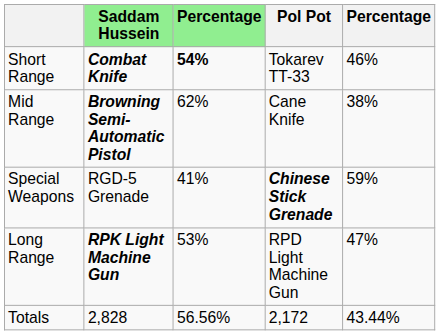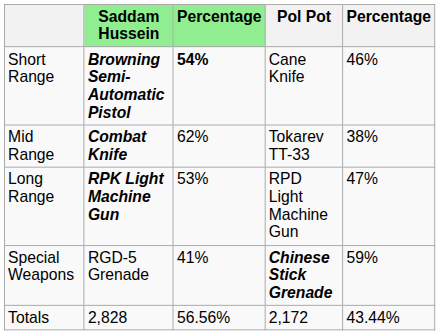(117, 68) Combat Knife -> (126, 85) Browning Semi-Automatic Pistol
(296, 68) Tokarev TT-33 -> (288, 68) Cane Knife
(126, 128) Browning Semi-Automatic Pistol -> (117, 146) Combat Knife
(288, 110) Cane Knife -> (296, 146) Tokarev TT-33
rows swapped: (31, 248) <-> (41, 188)
